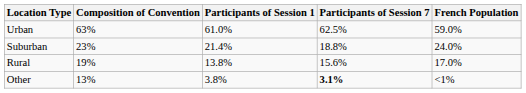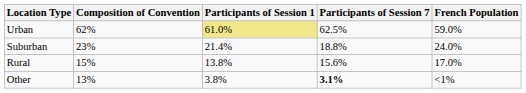(86, 29) 63% -> (86, 29) 62%
(218, 29) no background -> (218, 29) khaki background
(86, 63) 19% -> (86, 63) 15%
